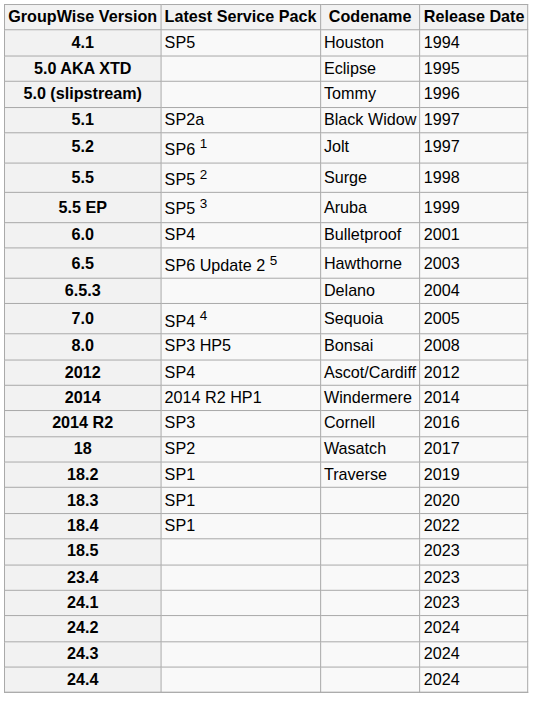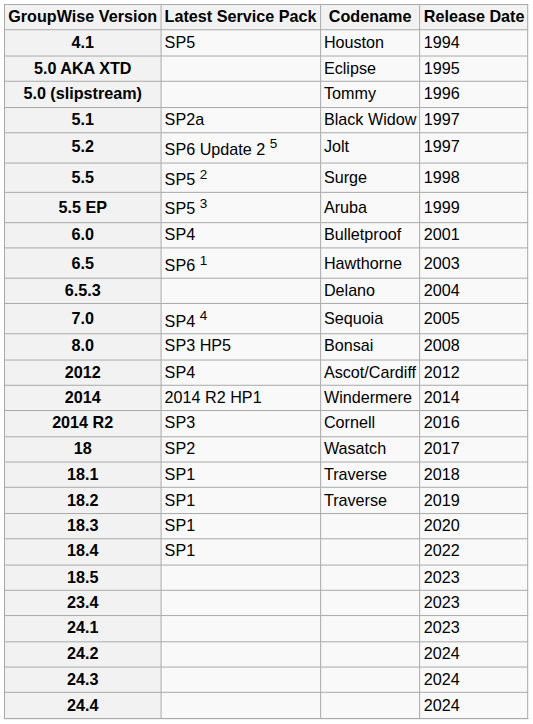(186, 147) SP6 1 -> (221, 147) SP6 Update 2 5
(221, 263) SP6 Update 2 5 -> (186, 263) SP6 1
+ row: (83, 474)
